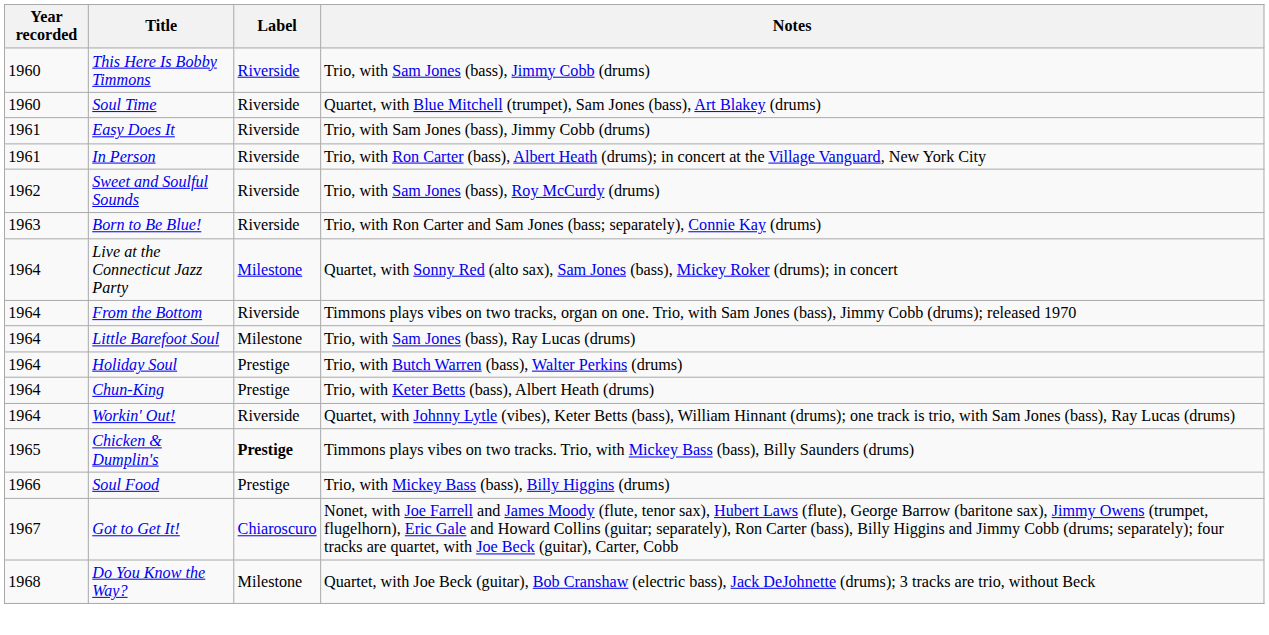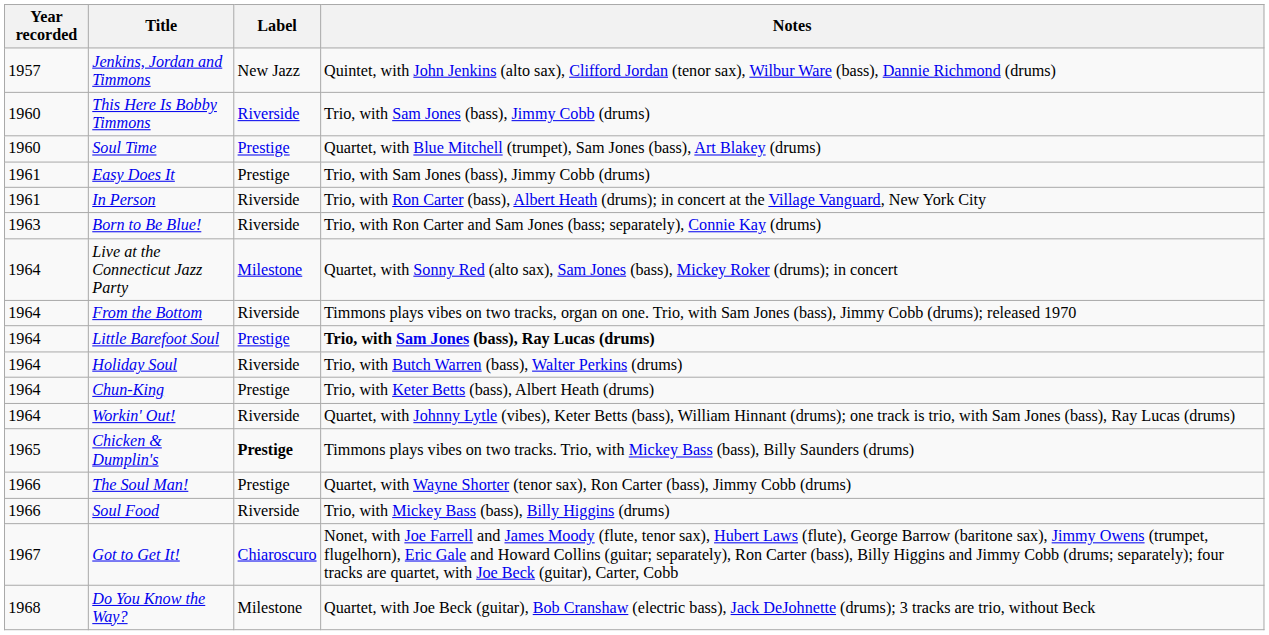+ row: (157, 70)
(269, 104) Riverside -> (264, 148) Prestige
(269, 130) Riverside -> (264, 174) Prestige
- row: (150, 190)
(270, 338) Milestone -> (264, 338) Prestige
(480, 338) normal -> (489, 338) bold
(264, 364) Prestige -> (269, 364) Riverside
+ row: (140, 485)
(264, 485) Prestige -> (269, 510) Riverside
